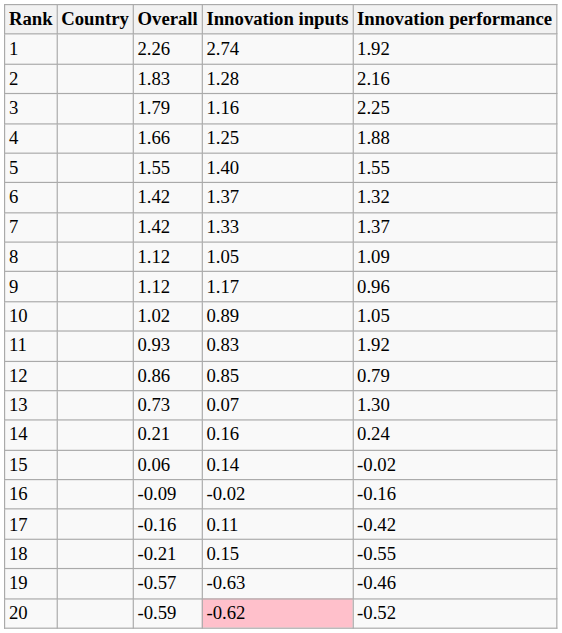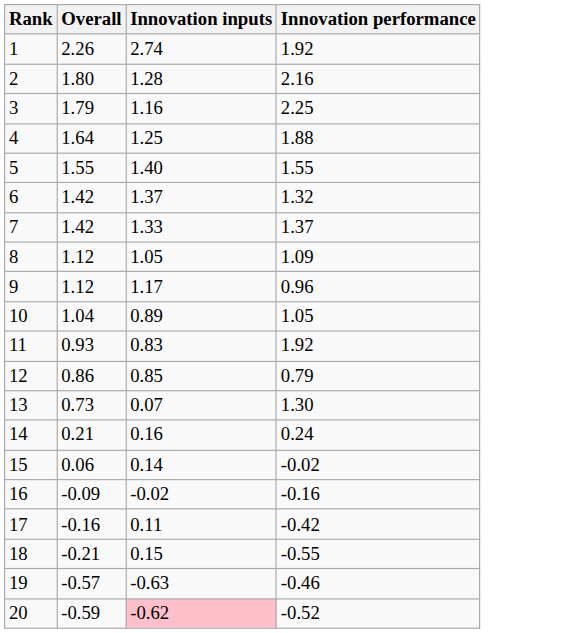- column: (95, 19)
(154, 78) 1.83 -> (78, 78) 1.80
(154, 138) 1.66 -> (78, 138) 1.64
(154, 316) 1.02 -> (78, 316) 1.04
